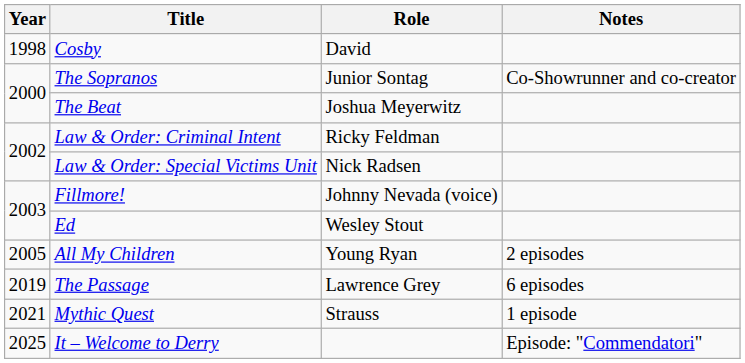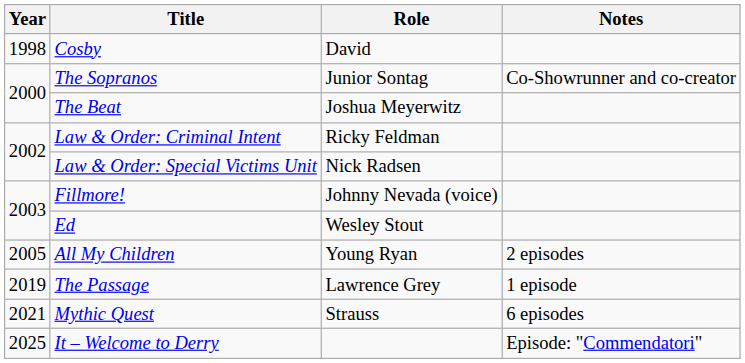(545, 284) 6 episodes -> (541, 284) 1 episode
(541, 313) 1 episode -> (545, 313) 6 episodes
